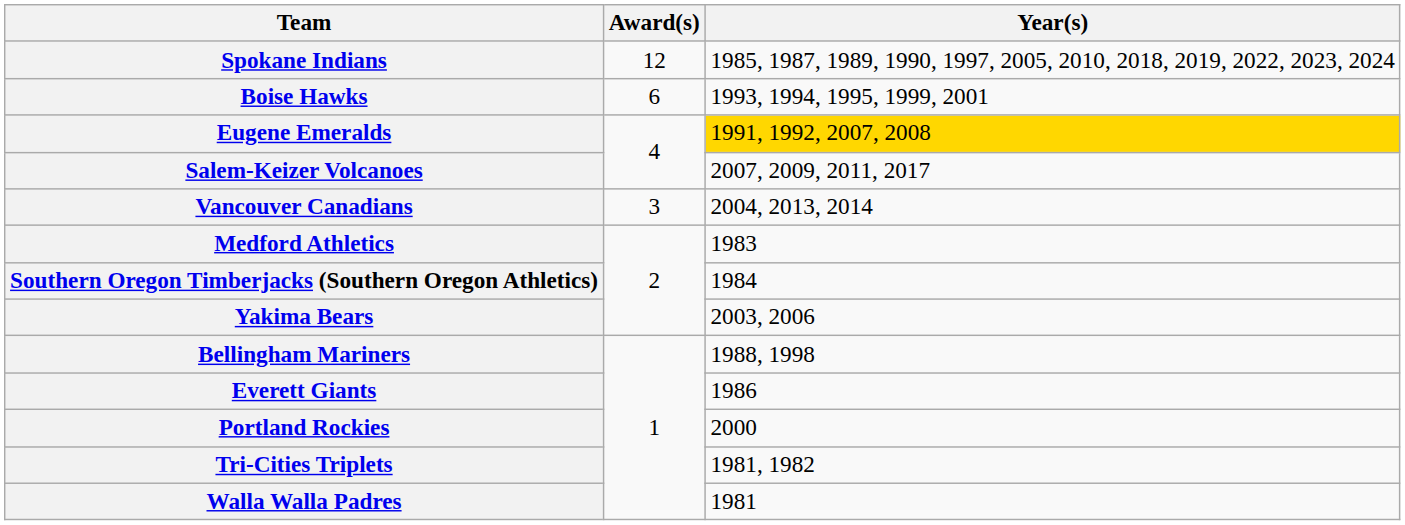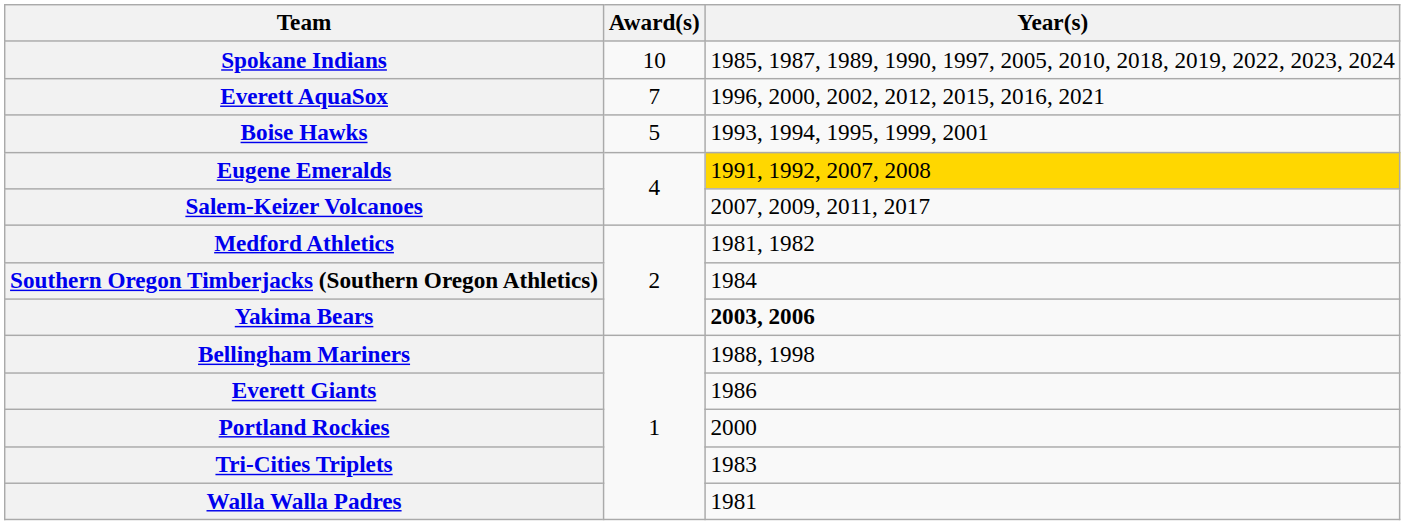(654, 59) 12 -> (654, 59) 10
+ row: (304, 96)
(654, 96) 6 -> (654, 133) 5
- row: (304, 206)
(734, 243) 1983 -> (763, 243) 1981, 1982
(763, 317) normal -> (763, 317) bold
(763, 464) 1981, 1982 -> (734, 464) 1983
